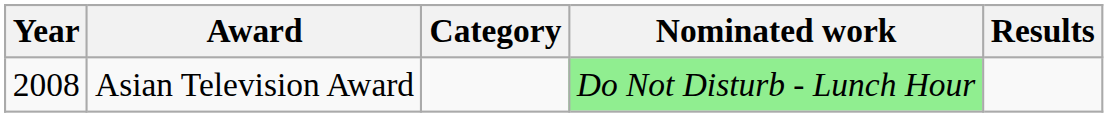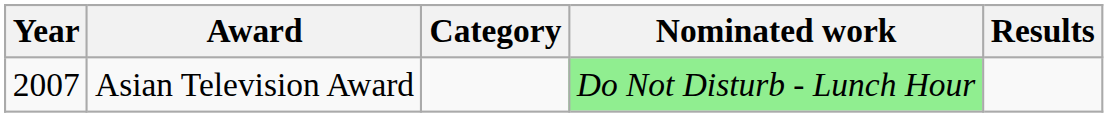(46, 84) 2008 -> (46, 84) 2007
